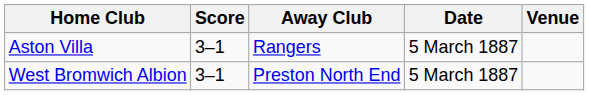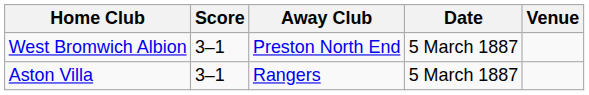rows swapped: (51, 47) <-> (98, 75)
